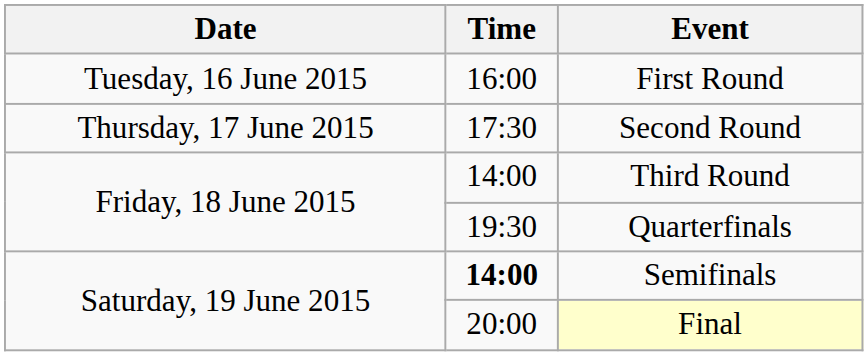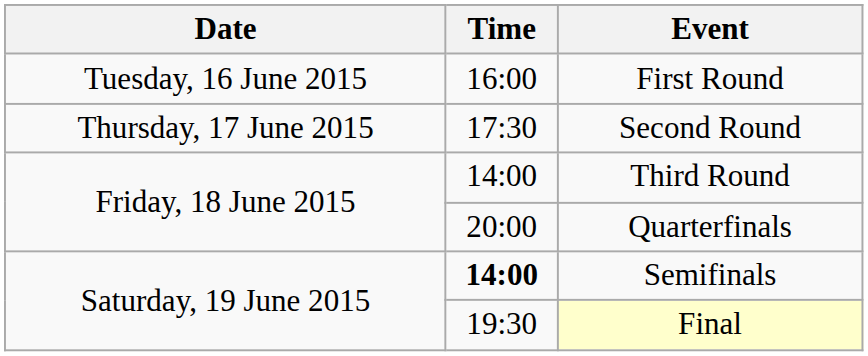(502, 226) 19:30 -> (502, 226) 20:00
(502, 324) 20:00 -> (502, 324) 19:30
